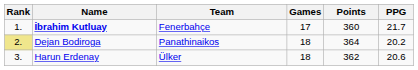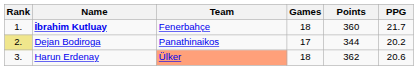(305, 27) 17 -> (305, 27) 18
(305, 42) 18 -> (305, 42) 17
(351, 42) 364 -> (351, 42) 344
(170, 57) no background -> (170, 57) lightsalmon background
